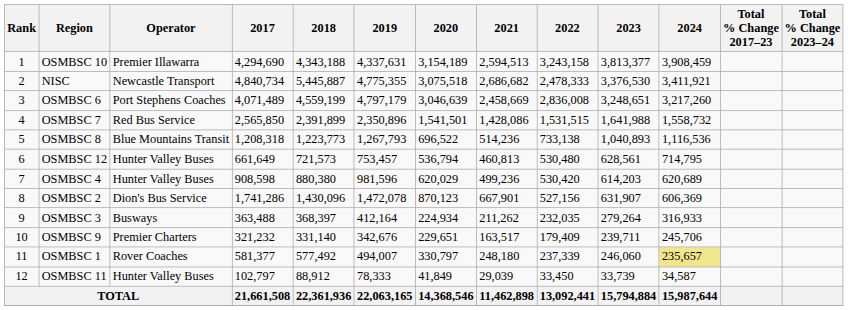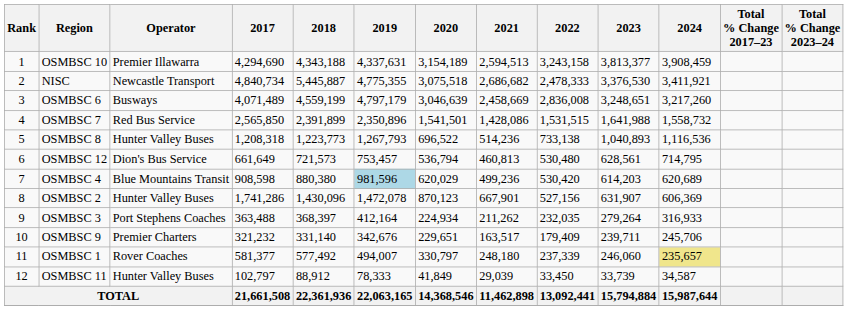(169, 100) Port Stephens Coaches -> (135, 100) Busways
(171, 139) Blue Mountains Transit -> (163, 139) Hunter Valley Buses
(163, 159) Hunter Valley Buses -> (160, 159) Dion's Bus Service
(163, 178) Hunter Valley Buses -> (171, 178) Blue Mountains Transit
(377, 178) no background -> (377, 178) lightblue background
(160, 198) Dion's Bus Service -> (163, 198) Hunter Valley Buses
(135, 217) Busways -> (169, 217) Port Stephens Coaches
